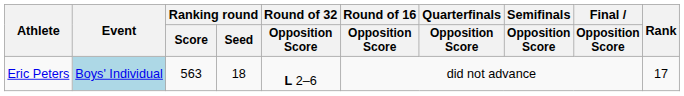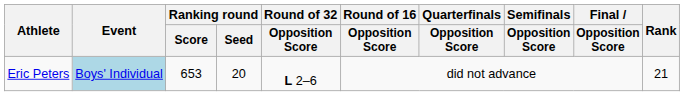(191, 74) 563 -> (191, 74) 653
(239, 74) 18 -> (239, 74) 20
(661, 74) 17 -> (661, 74) 21
